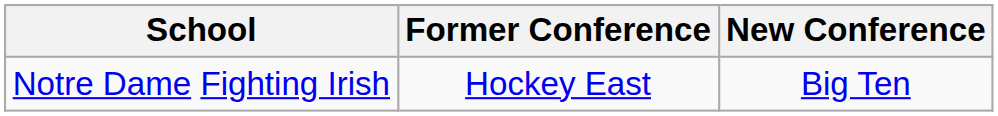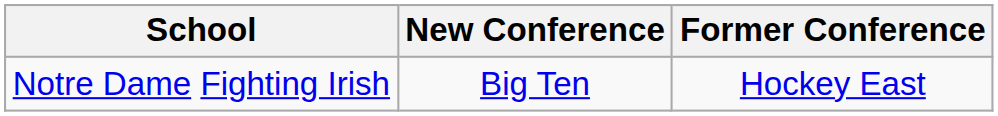columns swapped: (558, 30) <-> (856, 30)
